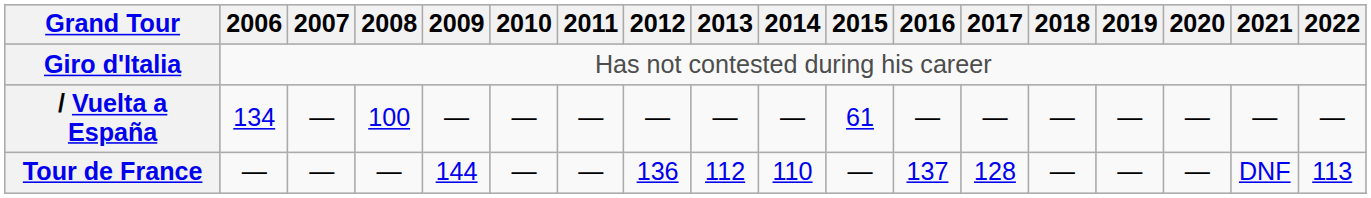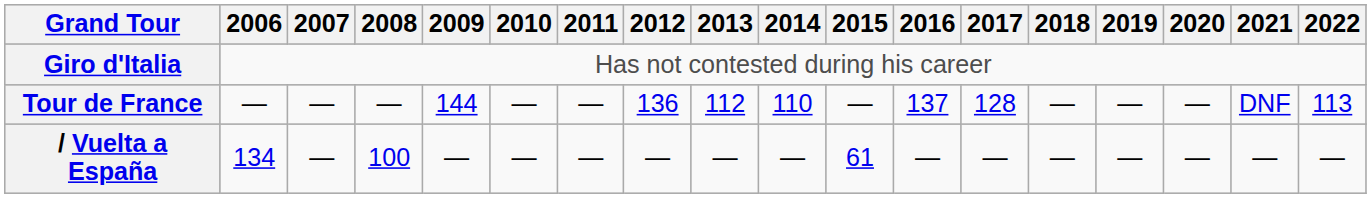rows swapped: (113, 172) <-> (113, 118)
